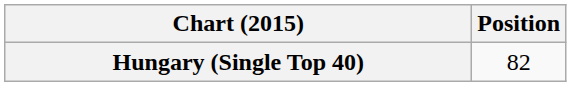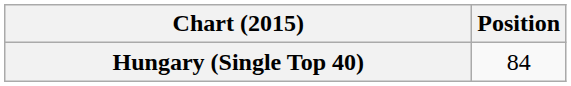(519, 61) 82 -> (519, 61) 84
